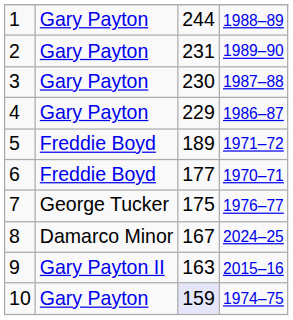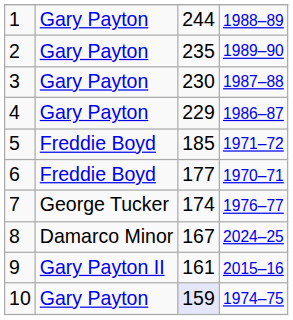(199, 50) 231 -> (199, 50) 235
(199, 143) 189 -> (199, 143) 185
(199, 205) 175 -> (199, 205) 174
(199, 267) 163 -> (199, 267) 161
